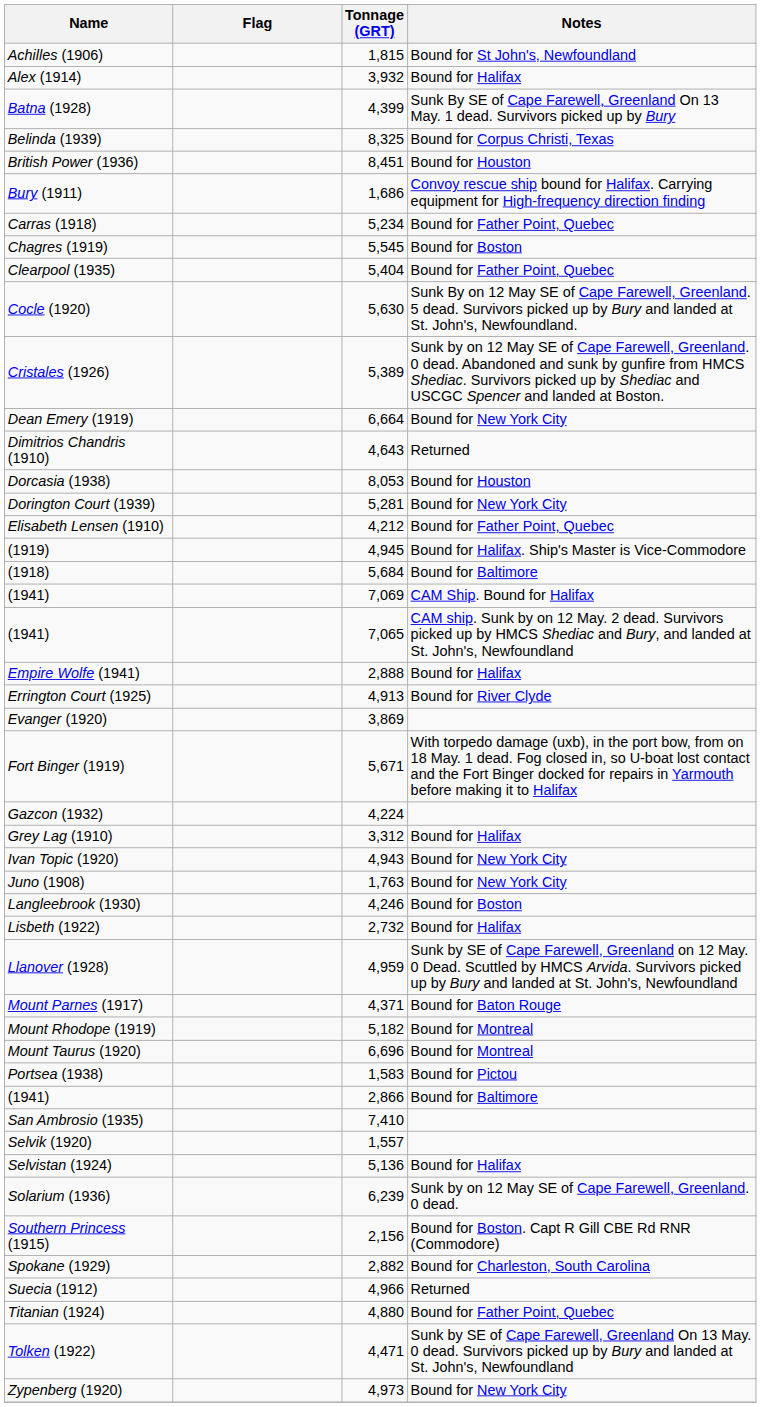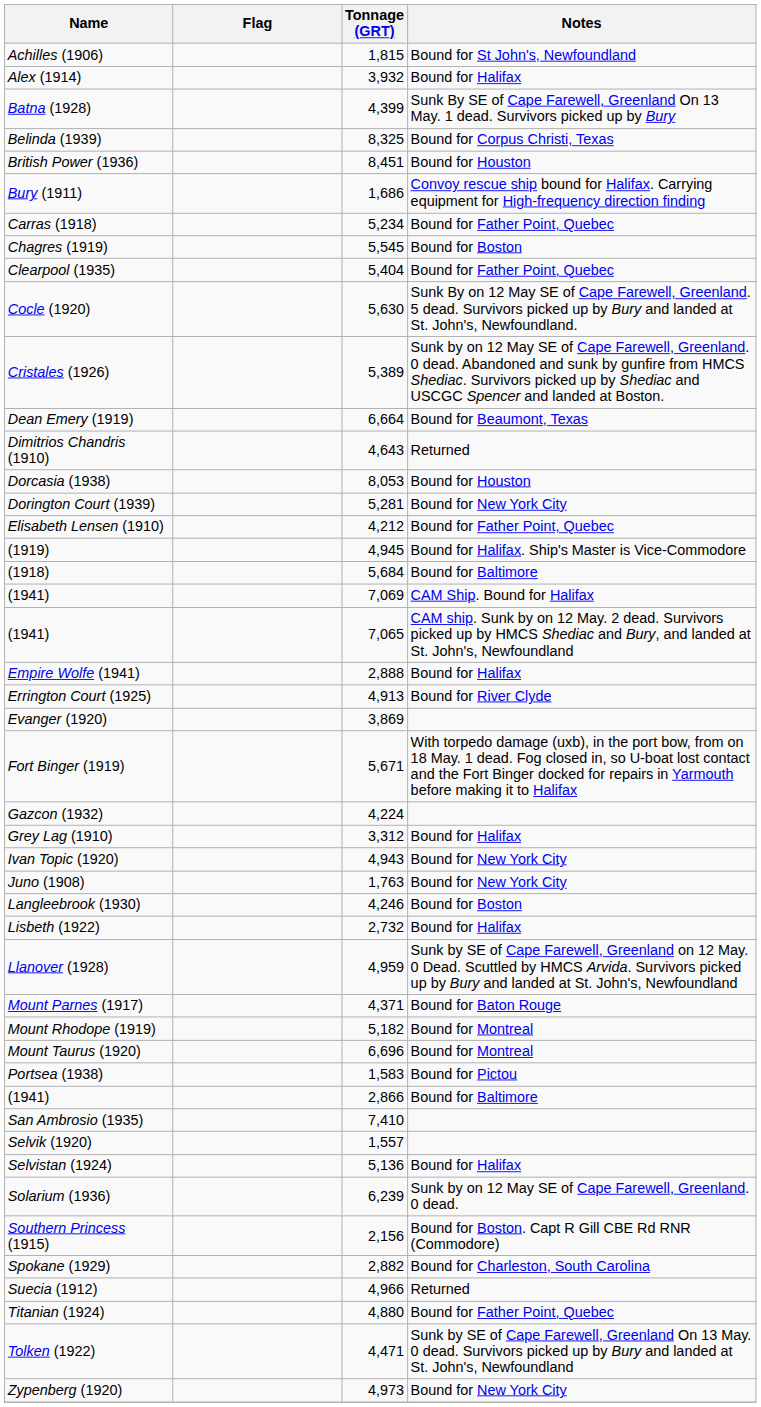(489, 419) Bound for New York City -> (499, 419) Bound for Beaumont, Texas
